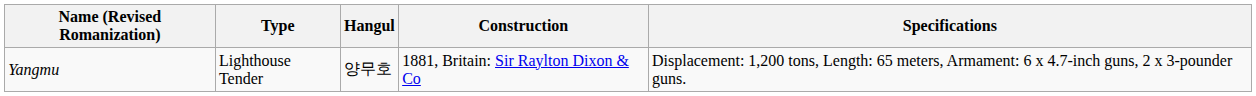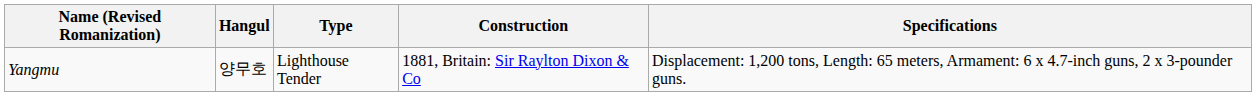columns swapped: (369, 26) <-> (278, 26)
